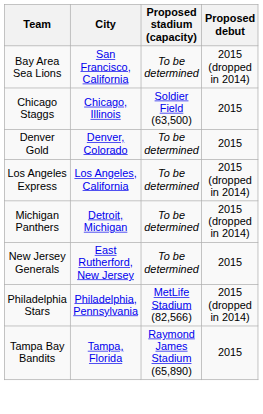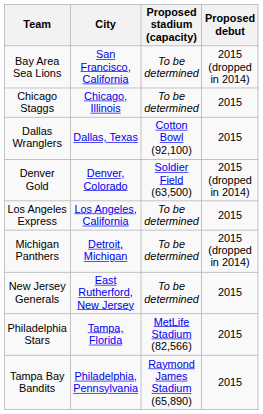(172, 108) Soldier Field (63,500) -> (172, 102) To be determined
+ row: (37, 138)
(172, 144) To be determined -> (172, 180) Soldier Field (63,500)
(230, 144) 2015 -> (230, 180) 2015 (dropped in 2014)
(230, 180) 2015 (dropped in 2014) -> (230, 215) 2015
(106, 305) Philadelphia, Pennsylvania -> (106, 334) Tampa, Florida
(230, 305) 2015 (dropped in 2014) -> (230, 334) 2015
(106, 353) Tampa, Florida -> (106, 382) Philadelphia, Pennsylvania
